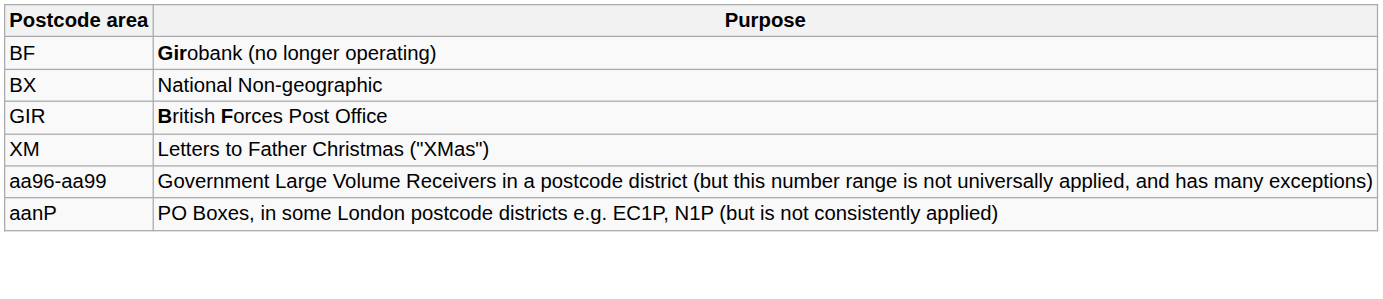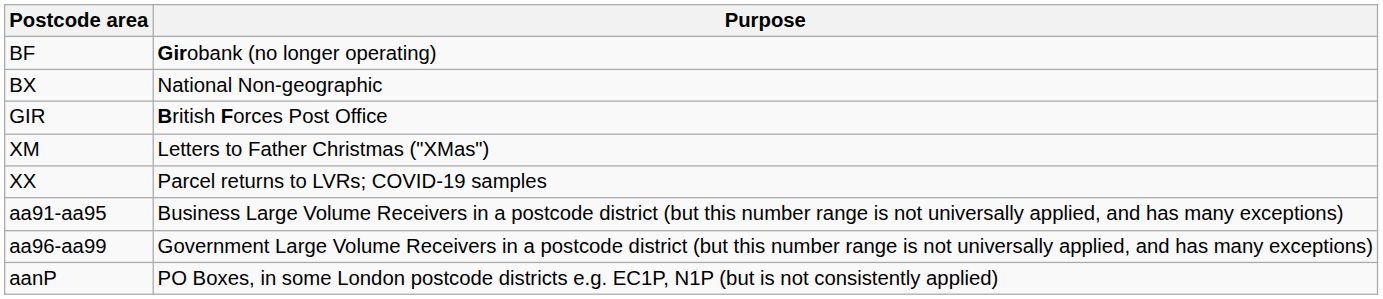+ row: (23, 181)
+ row: (58, 213)
